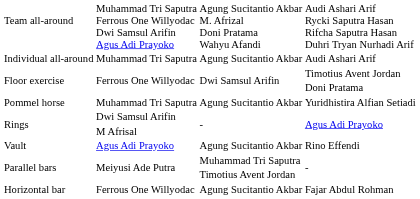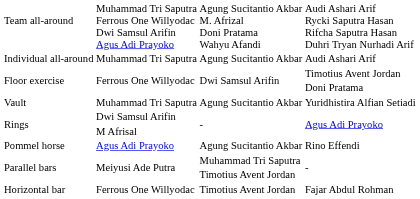(34, 102) Pommel horse -> (15, 102) Vault
(15, 146) Vault -> (34, 146) Pommel horse
(251, 189) Agung Sucitantio Akbar -> (247, 189) Timotius Avent Jordan
